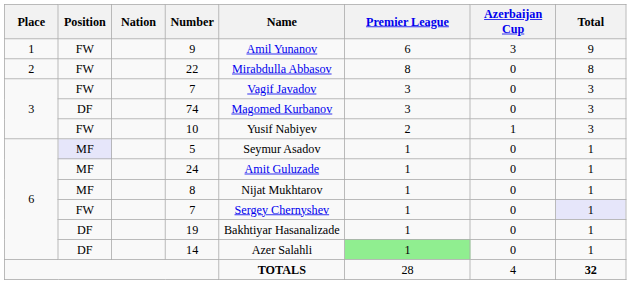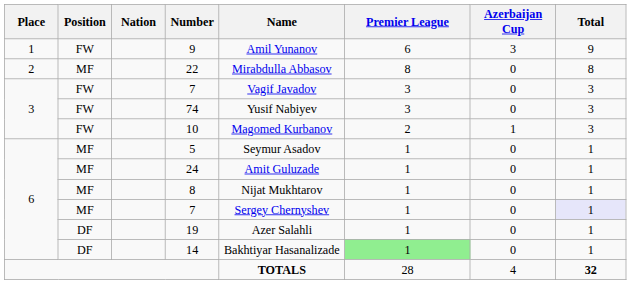(85, 69) FW -> (85, 69) MF
(85, 109) DF -> (85, 109) FW
(282, 109) Magomed Kurbanov -> (282, 109) Yusif Nabiyev
(282, 129) Yusif Nabiyev -> (282, 129) Magomed Kurbanov
(85, 149) lavender background -> (85, 149) no background
(85, 209) FW -> (85, 209) MF
(282, 229) Bakhtiyar Hasanalizade -> (282, 229) Azer Salahli
(282, 249) Azer Salahli -> (282, 249) Bakhtiyar Hasanalizade
